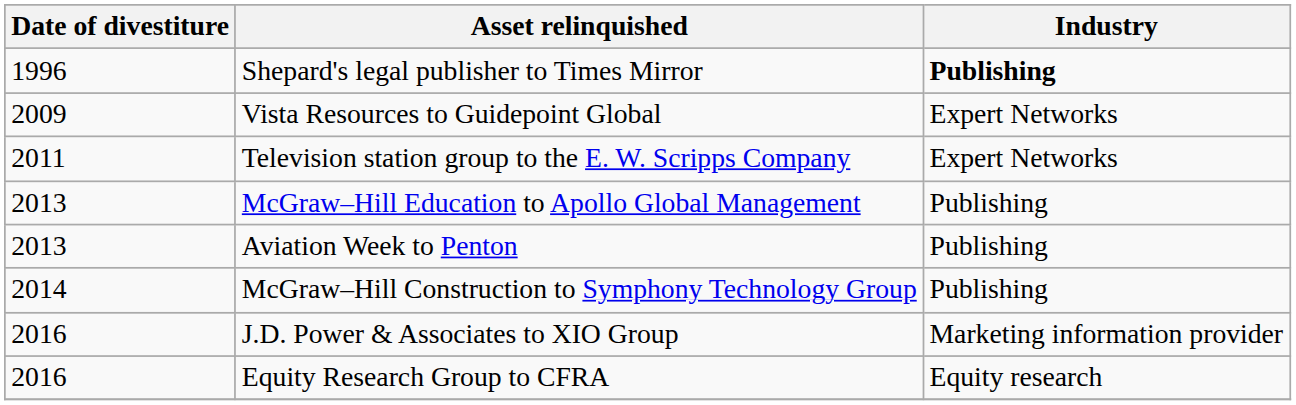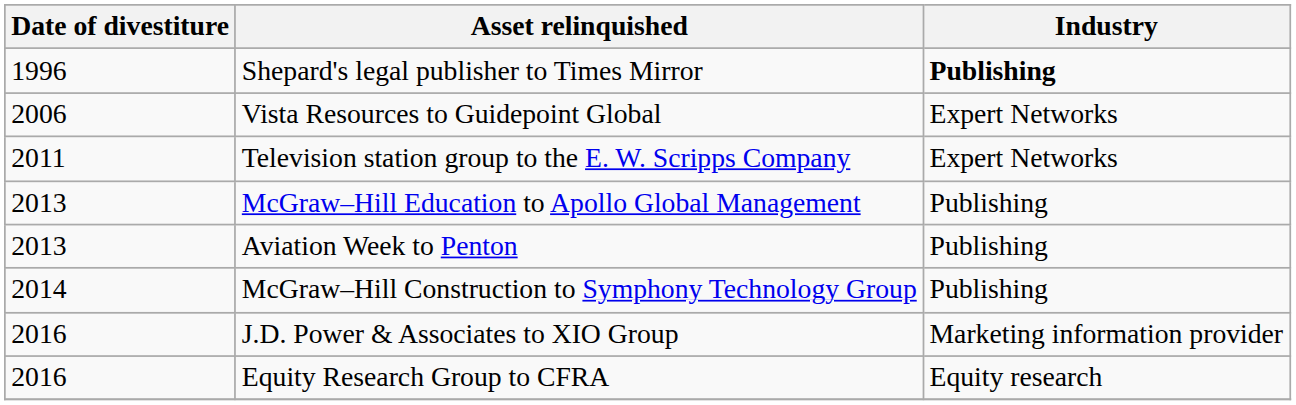(39, 114) 2009 -> (39, 114) 2006
